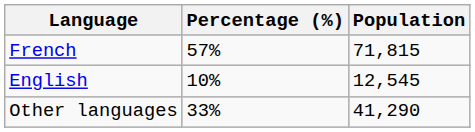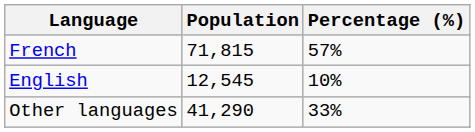columns swapped: (409, 20) <-> (265, 20)
